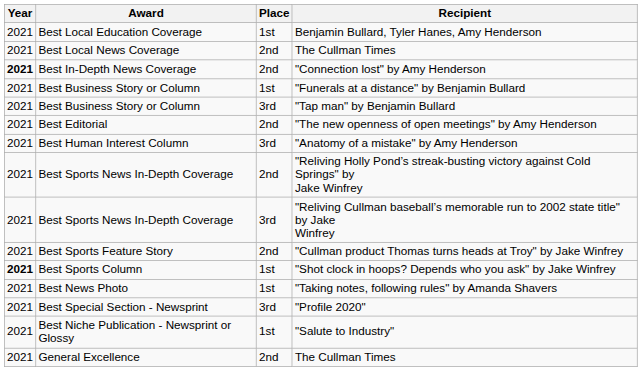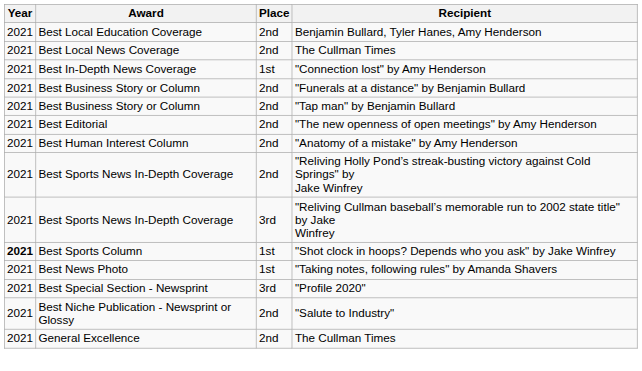(267, 32) 1st -> (269, 32) 2nd
(20, 69) bold -> (20, 69) normal
(269, 69) 2nd -> (267, 69) 1st
(267, 87) 1st -> (269, 87) 2nd
(268, 106) 3rd -> (269, 106) 2nd
(268, 143) 3rd -> (269, 143) 2nd
- row: (106, 251)
(267, 332) 1st -> (269, 313) 2nd
